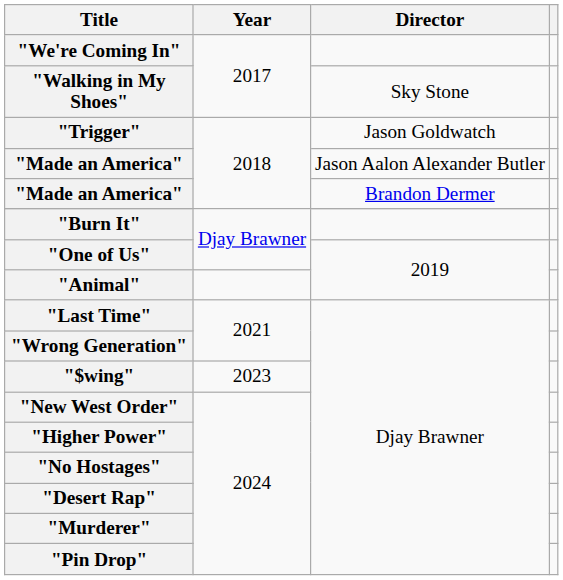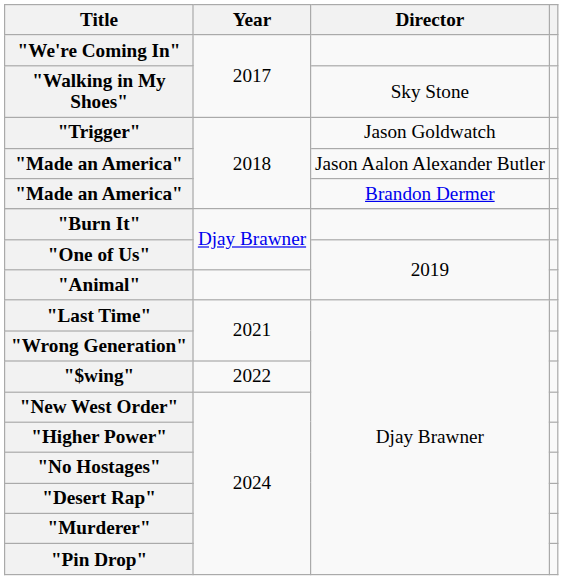(252, 376) 2023 -> (252, 376) 2022
